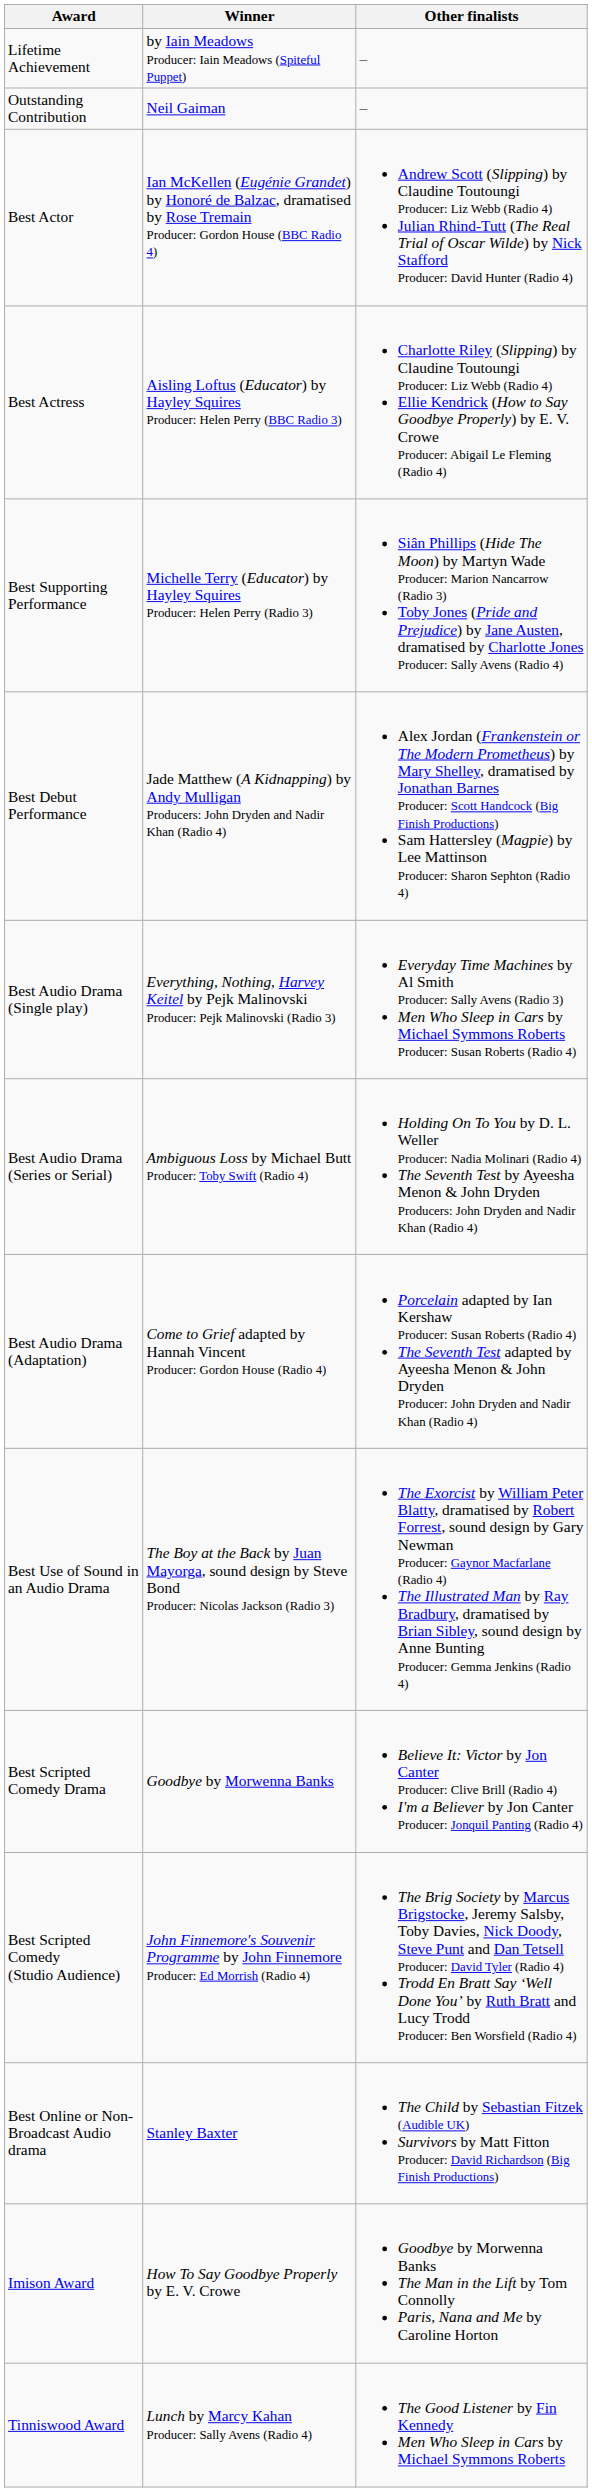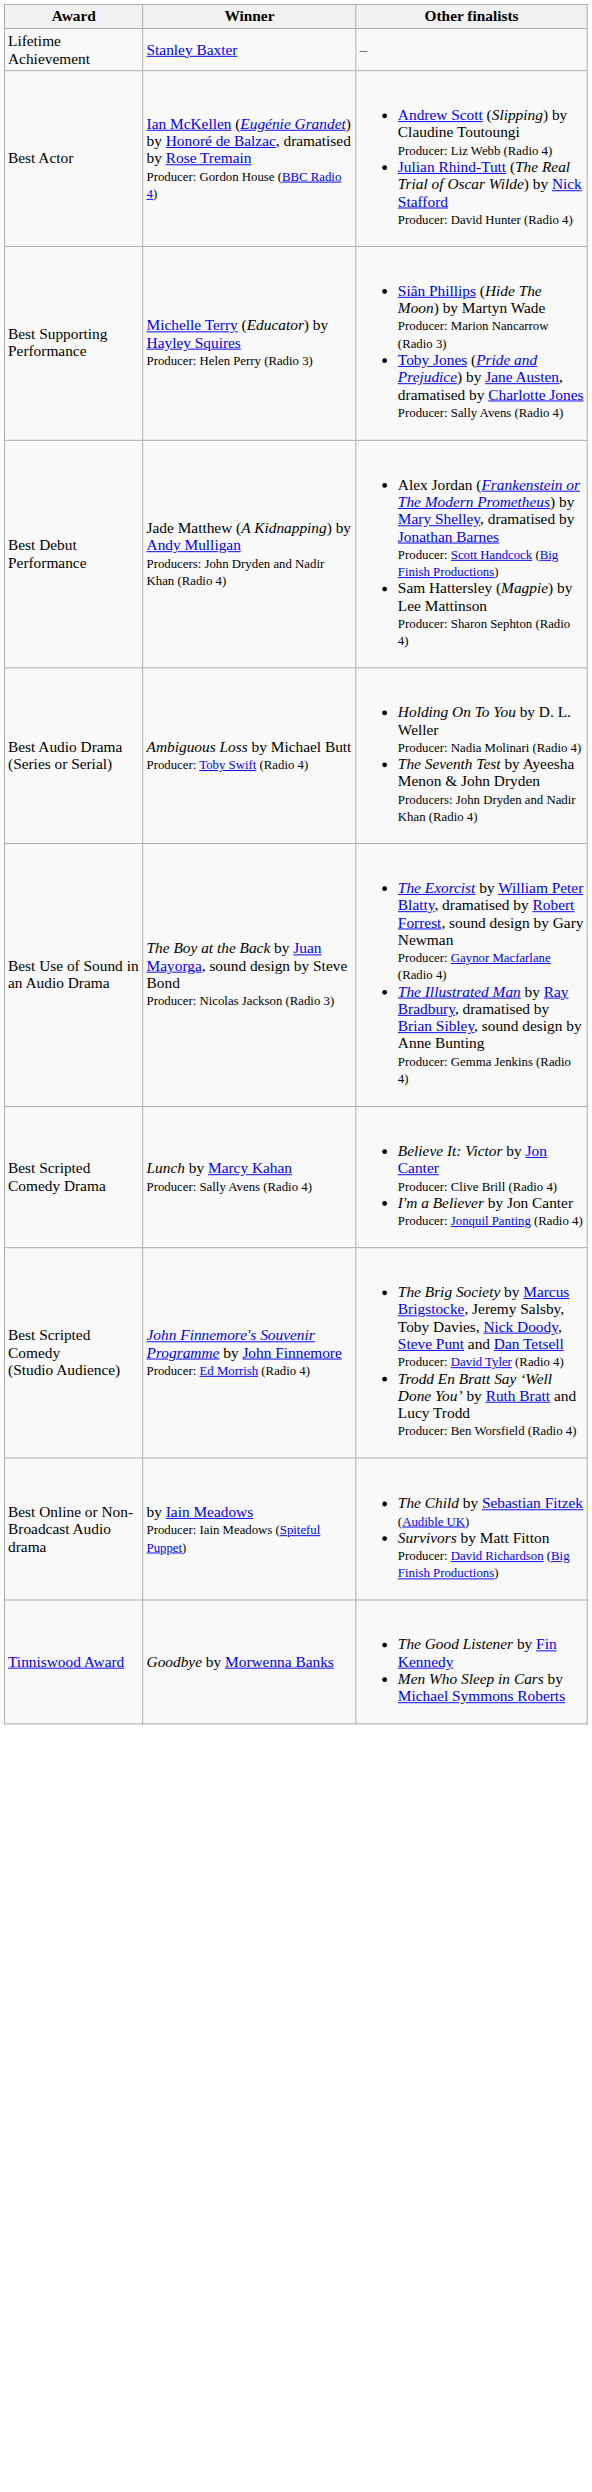(233, 58) by Iain Meadows Producer: Iain Meadows (Spiteful Puppet) -> (192, 49) Stanley Baxter
- row: (47, 108)
- row: (46, 402)
- row: (65, 999)
- row: (65, 1351)
(240, 1781) Goodbye by Morwenna Banks -> (229, 1176) Lunch by Marcy Kahan Producer: Sally Avens (Radio 4)
(192, 2133) Stanley Baxter -> (233, 1529) by Iain Meadows Producer: Iain Meadows (Spiteful Puppet)
- row: (51, 2283)
(229, 2424) Lunch by Marcy Kahan Producer: Sally Avens (Radio 4) -> (240, 1661) Goodbye by Morwenna Banks
